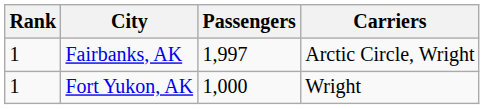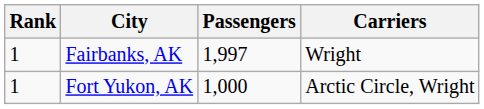(390, 54) Arctic Circle, Wright -> (333, 54) Wright
(333, 87) Wright -> (390, 87) Arctic Circle, Wright
